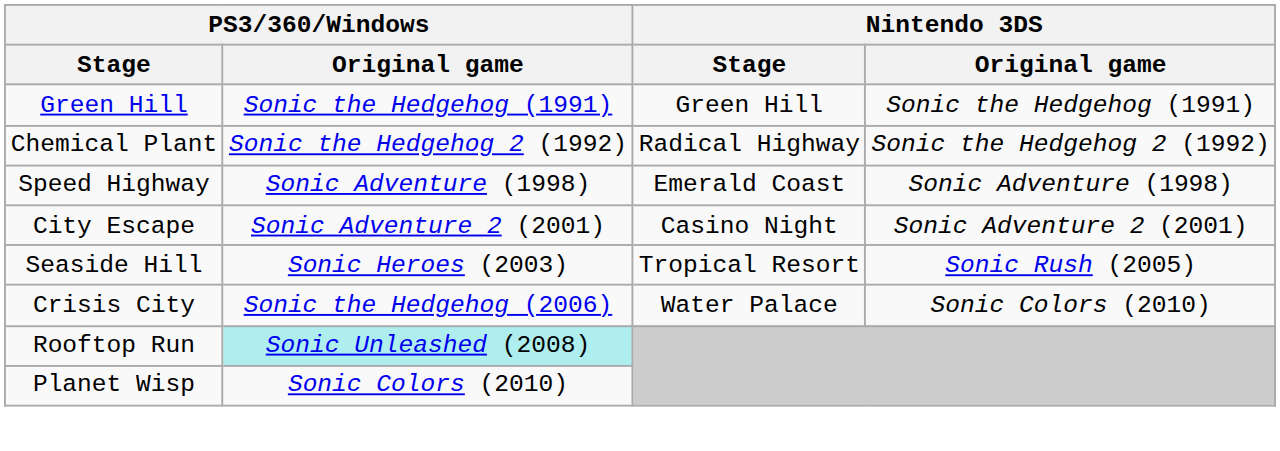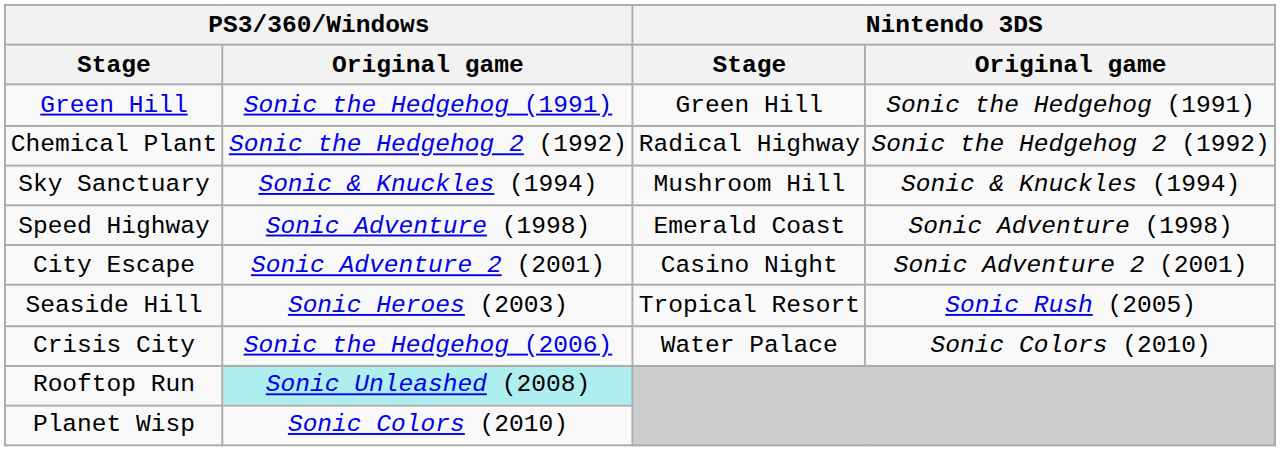+ row: (114, 185)
